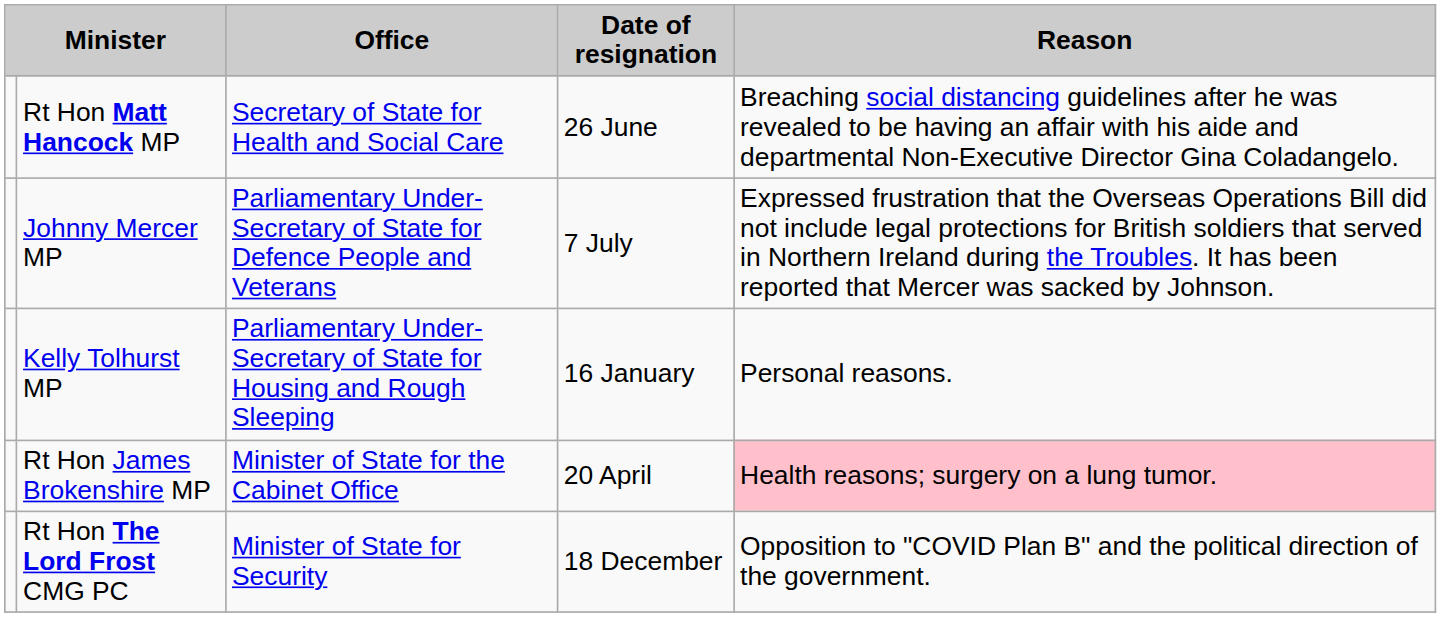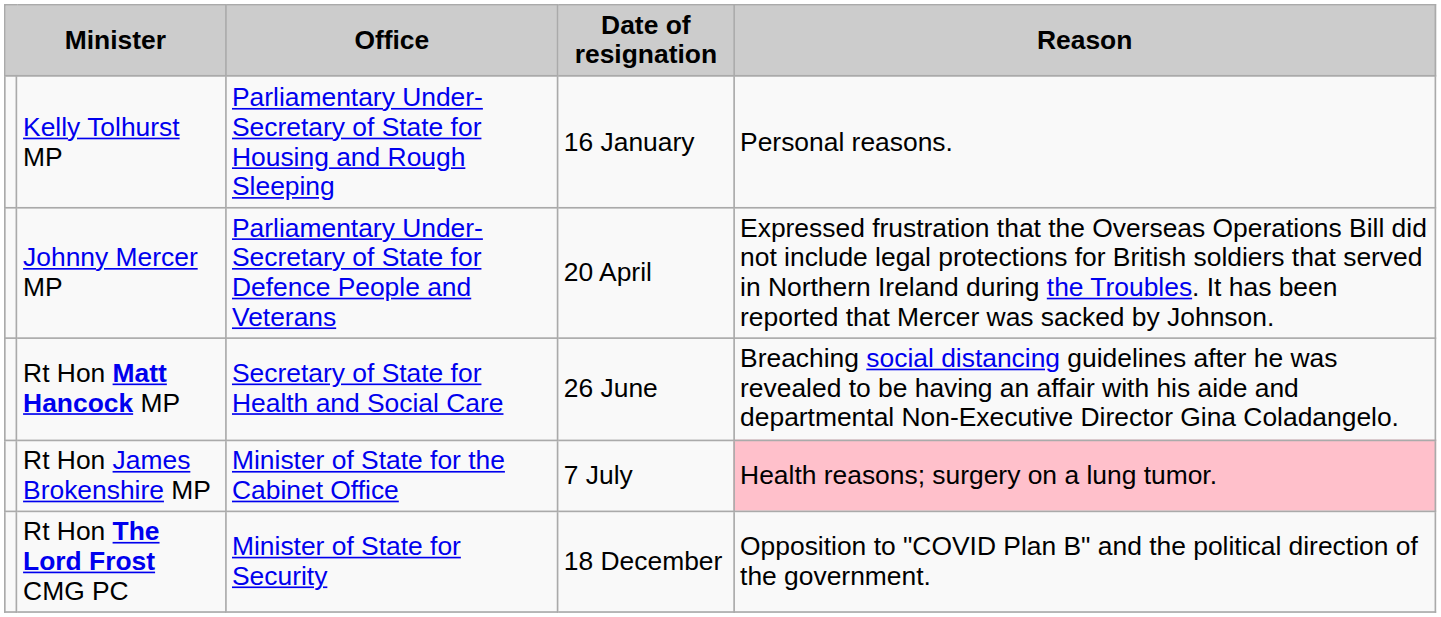rows swapped: (101, 373) <-> (102, 126)
(598, 242) 7 July -> (608, 272) 20 April
(608, 475) 20 April -> (598, 475) 7 July
